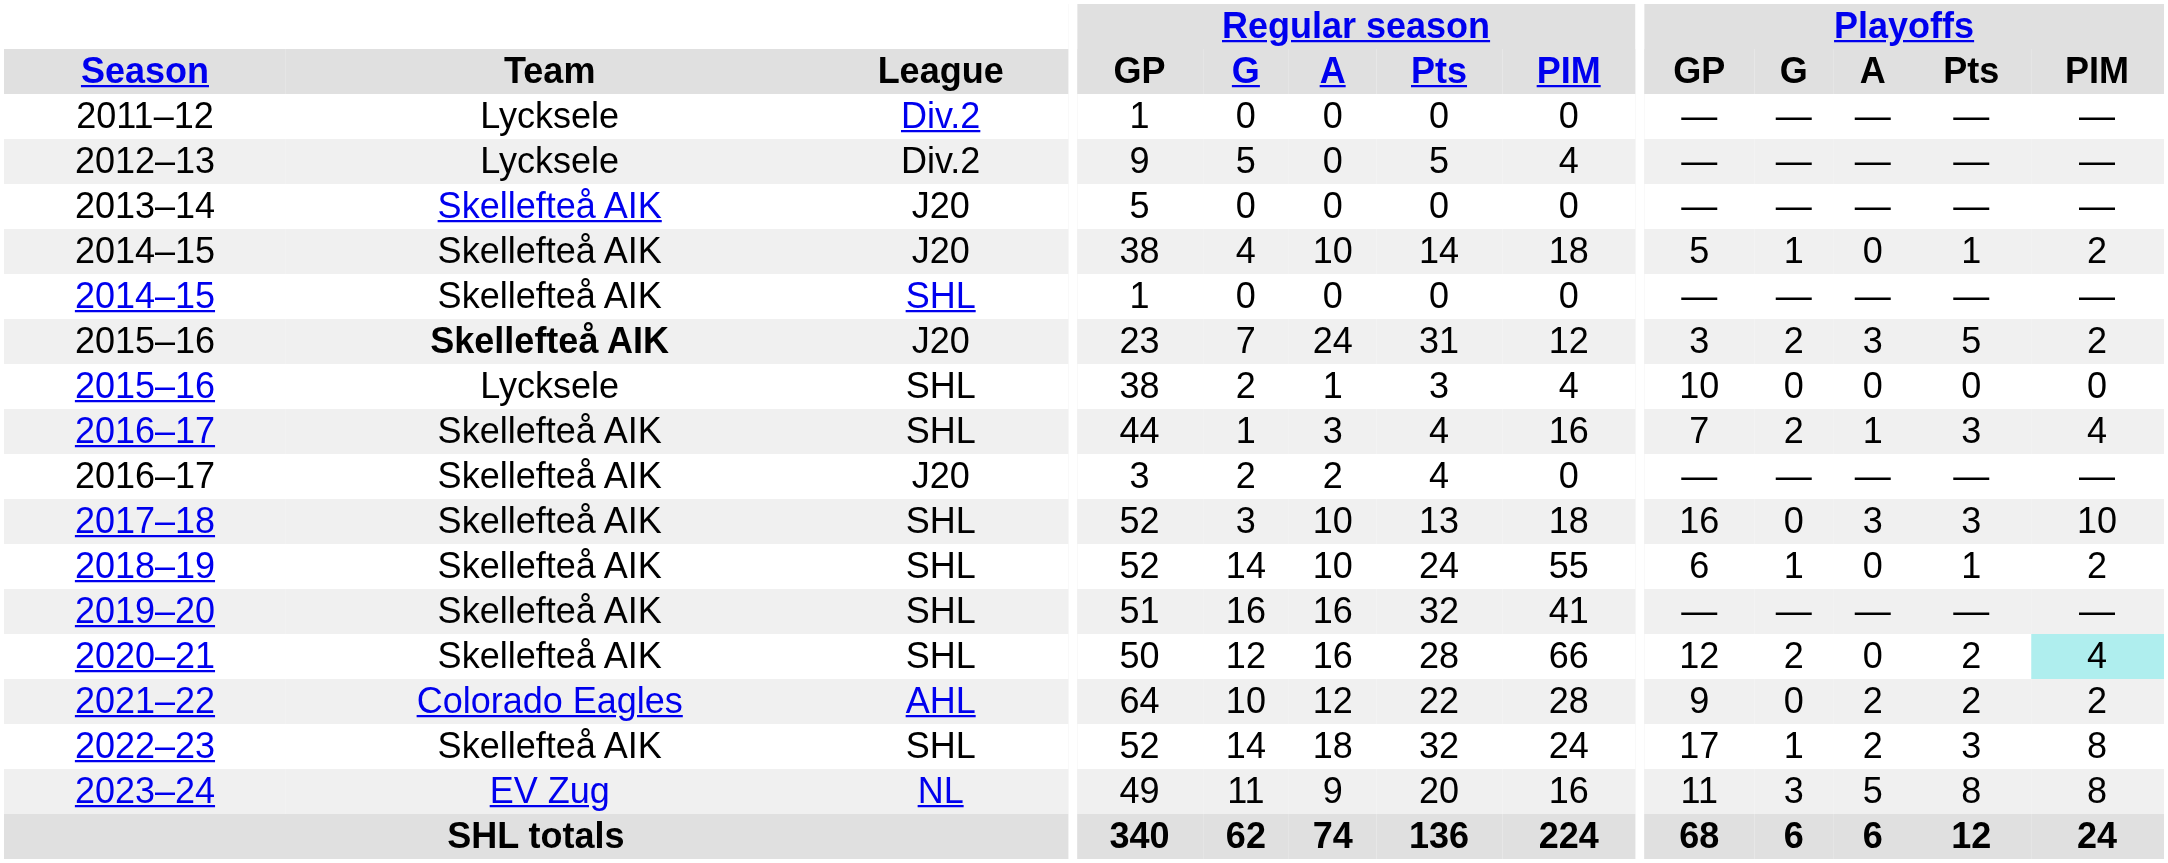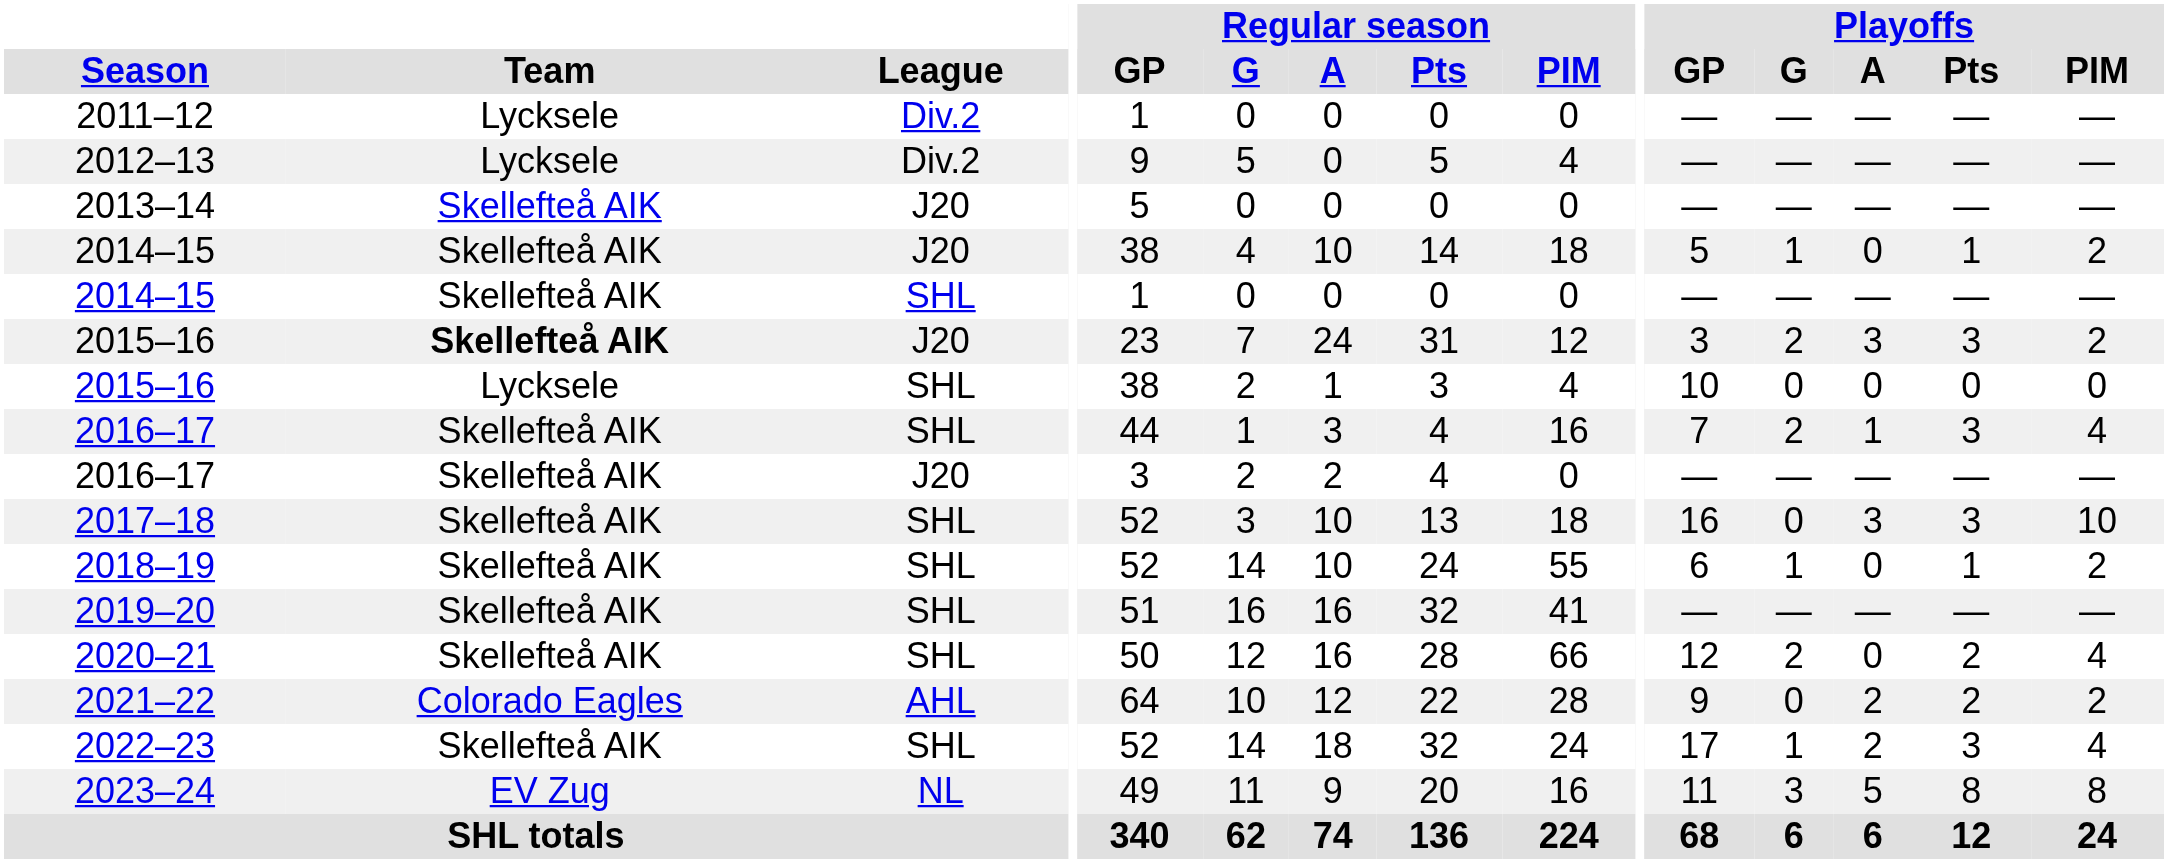(1971, 340) 5 -> (1971, 340) 3
(2097, 655) paleturquoise background -> (2097, 655) no background
(2097, 745) 8 -> (2097, 745) 4
